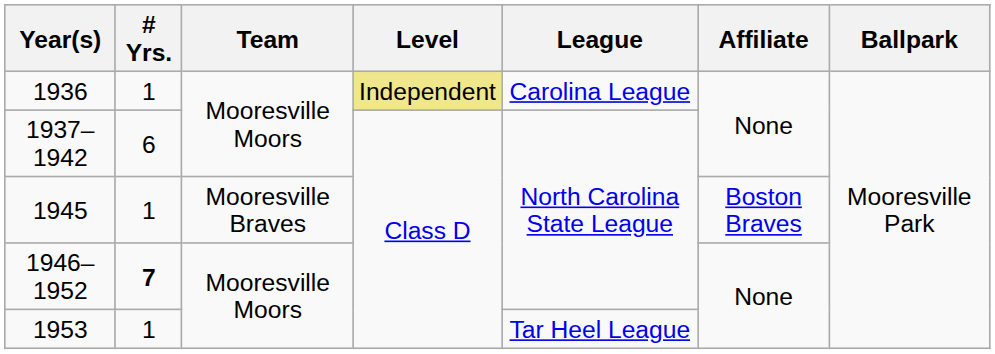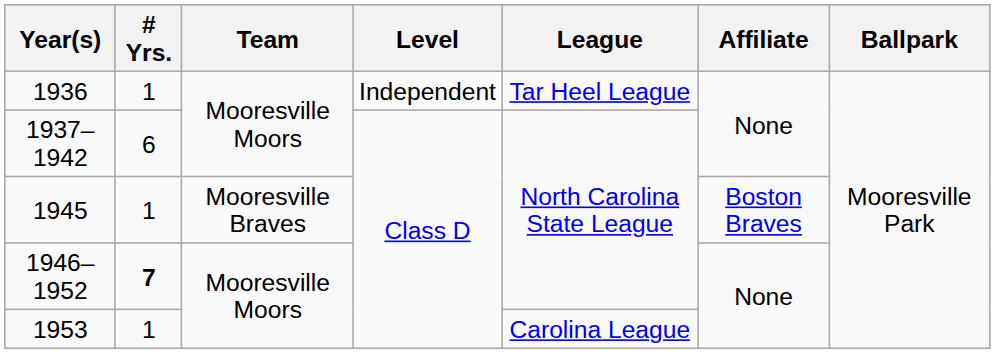(428, 91) khaki background -> (428, 91) no background
(600, 91) Carolina League -> (600, 91) Tar Heel League
(600, 330) Tar Heel League -> (600, 330) Carolina League
